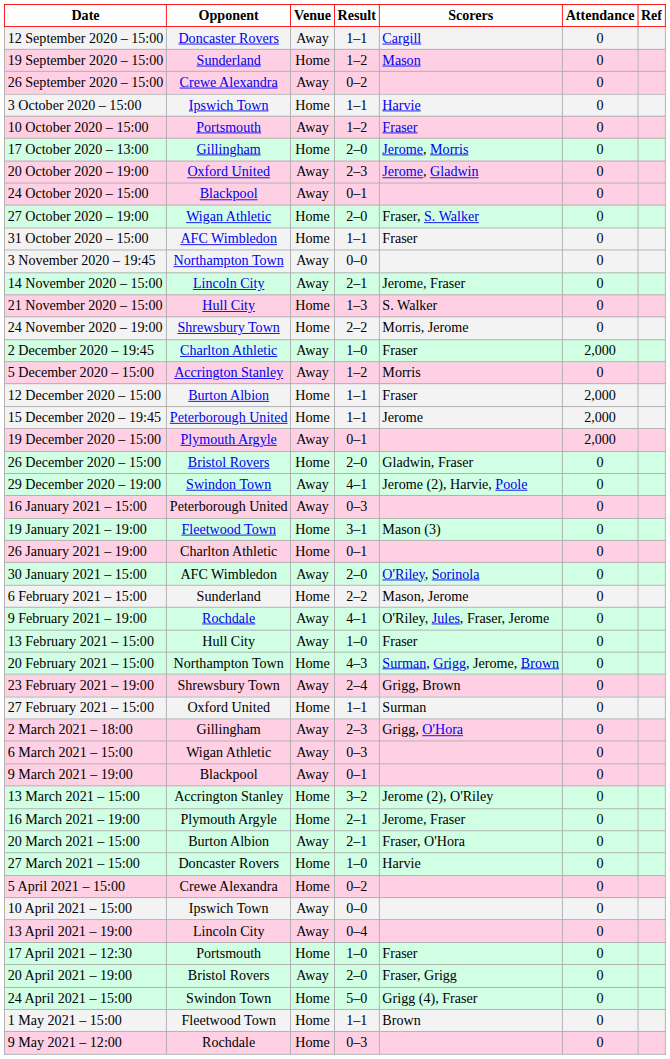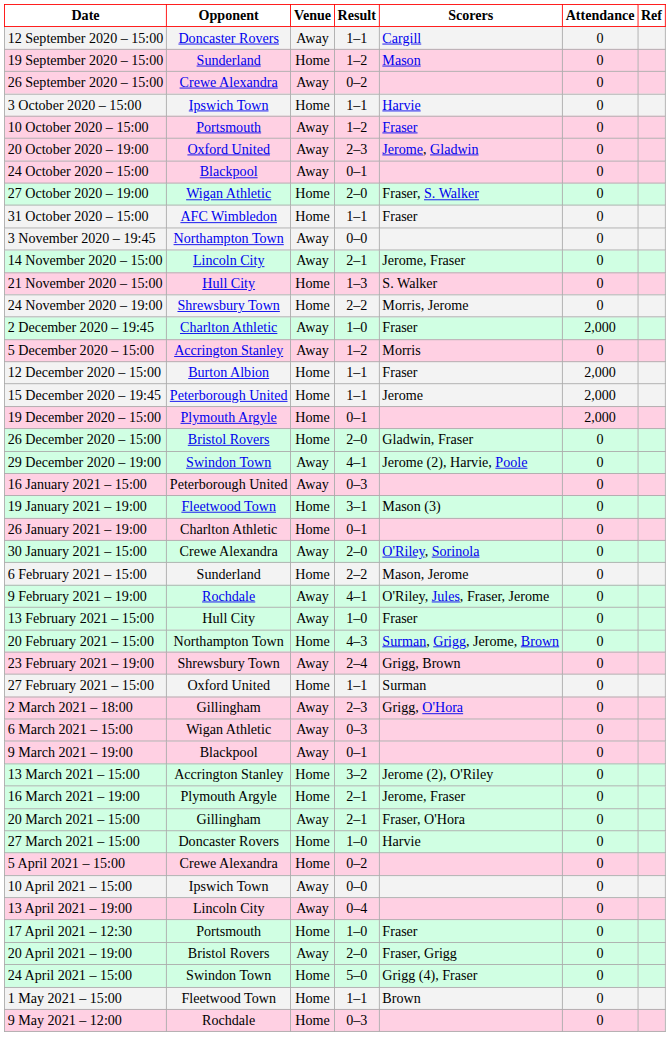- row: (78, 149)
(313, 439) Away -> (313, 417) Home
(229, 573) AFC Wimbledon -> (229, 551) Crewe Alexandra
(229, 841) Burton Albion -> (229, 819) Gillingham
